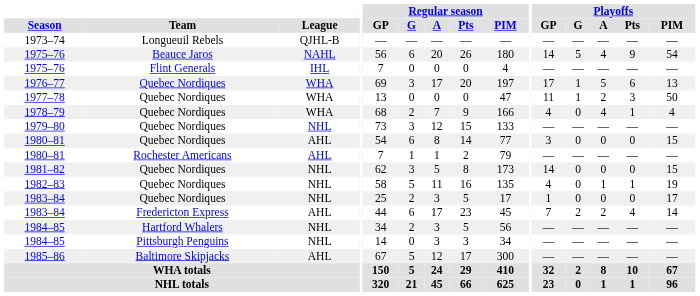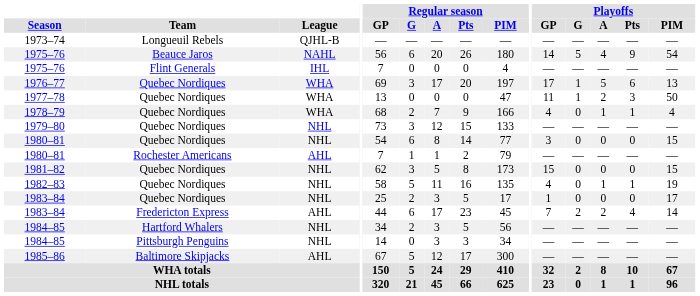(603, 112) 4 -> (603, 112) 1
(320, 140) AHL -> (320, 140) NHL
(548, 169) 14 -> (548, 169) 15
